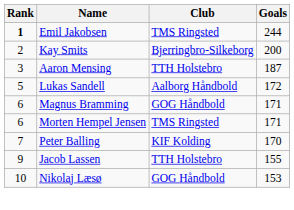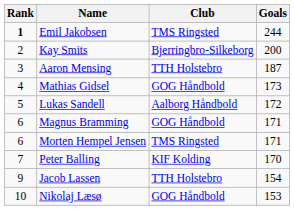+ row: (74, 86)
(273, 159) 155 -> (273, 178) 154
